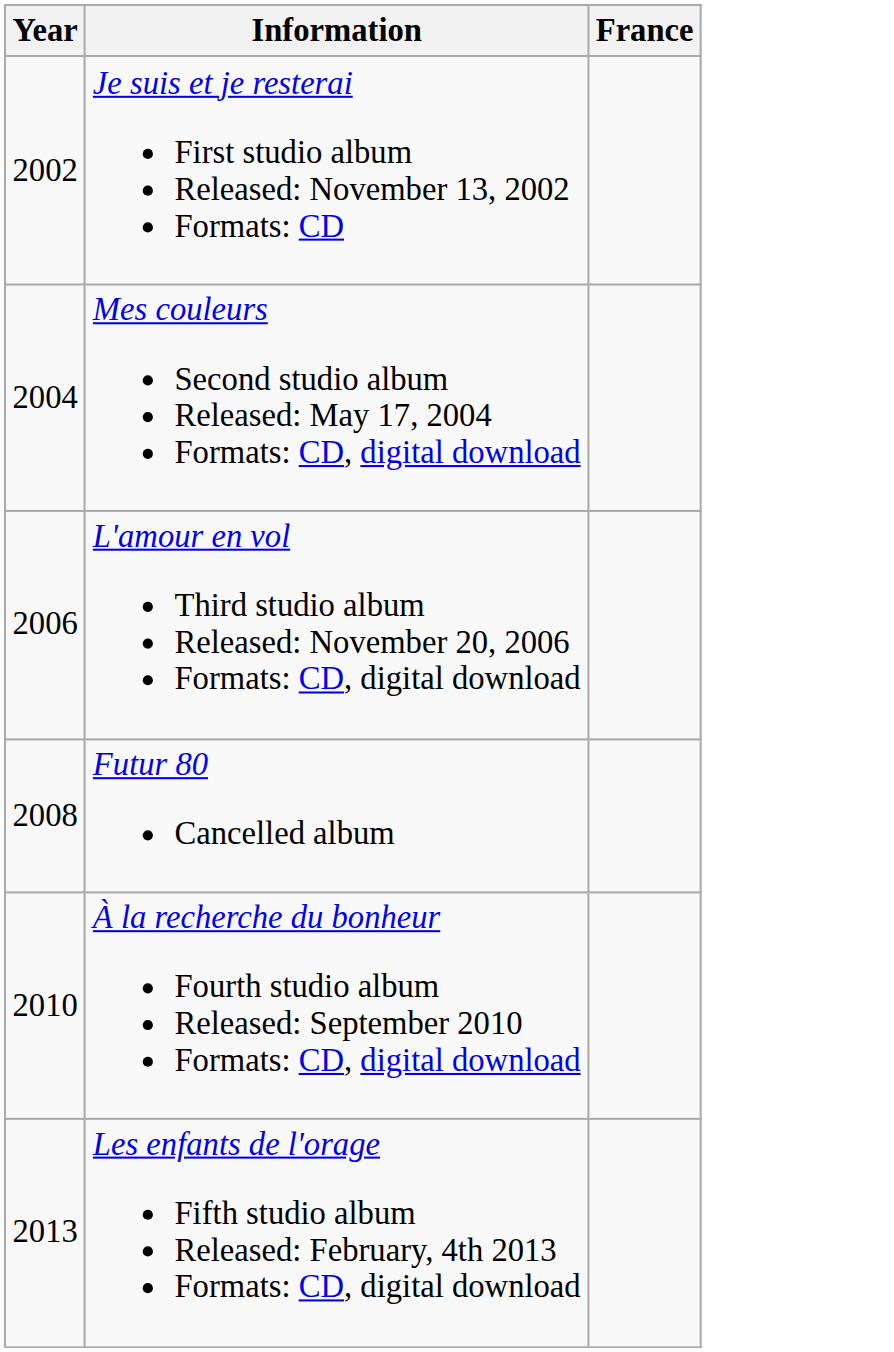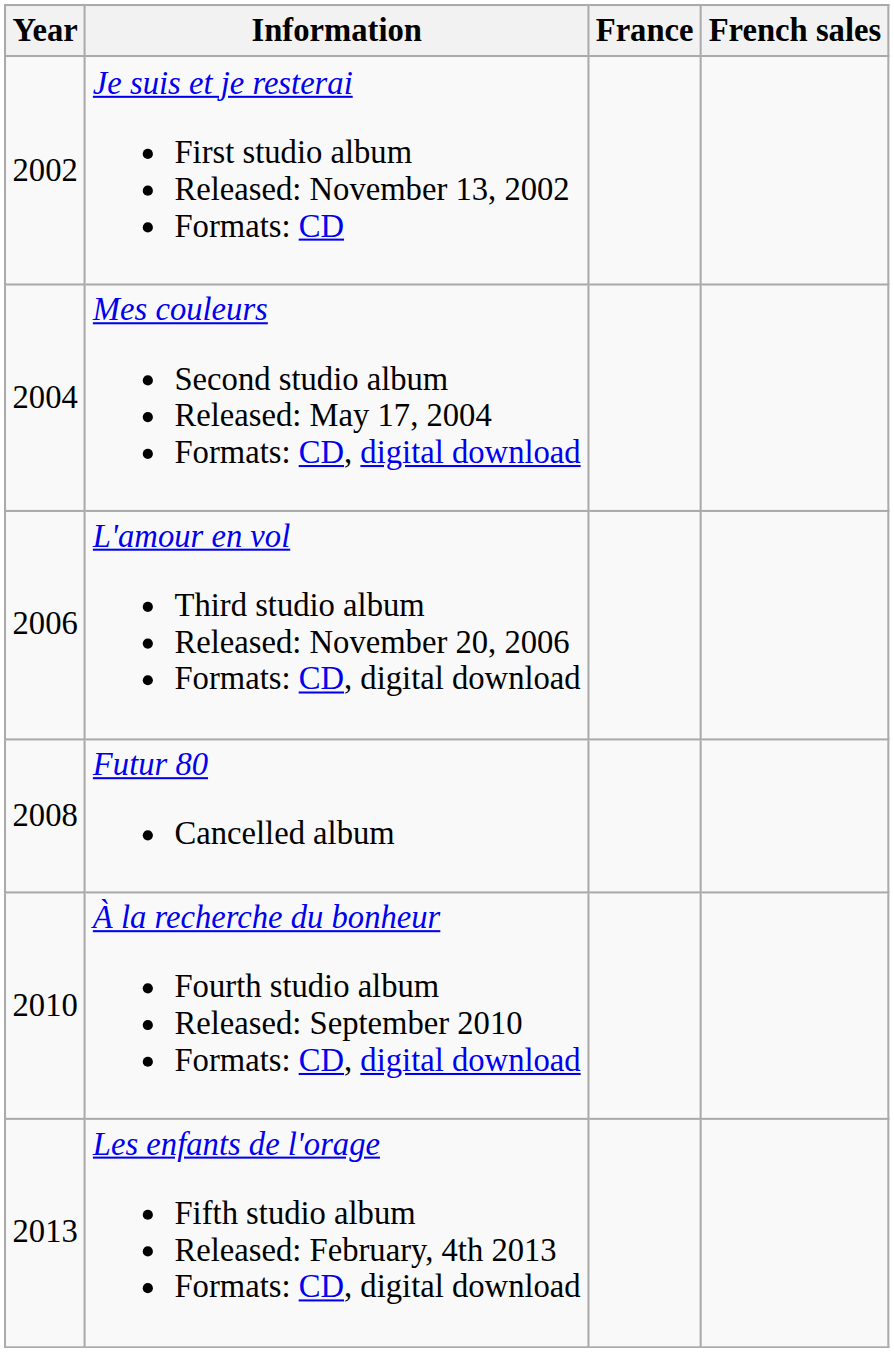+ column: (795, 30)
